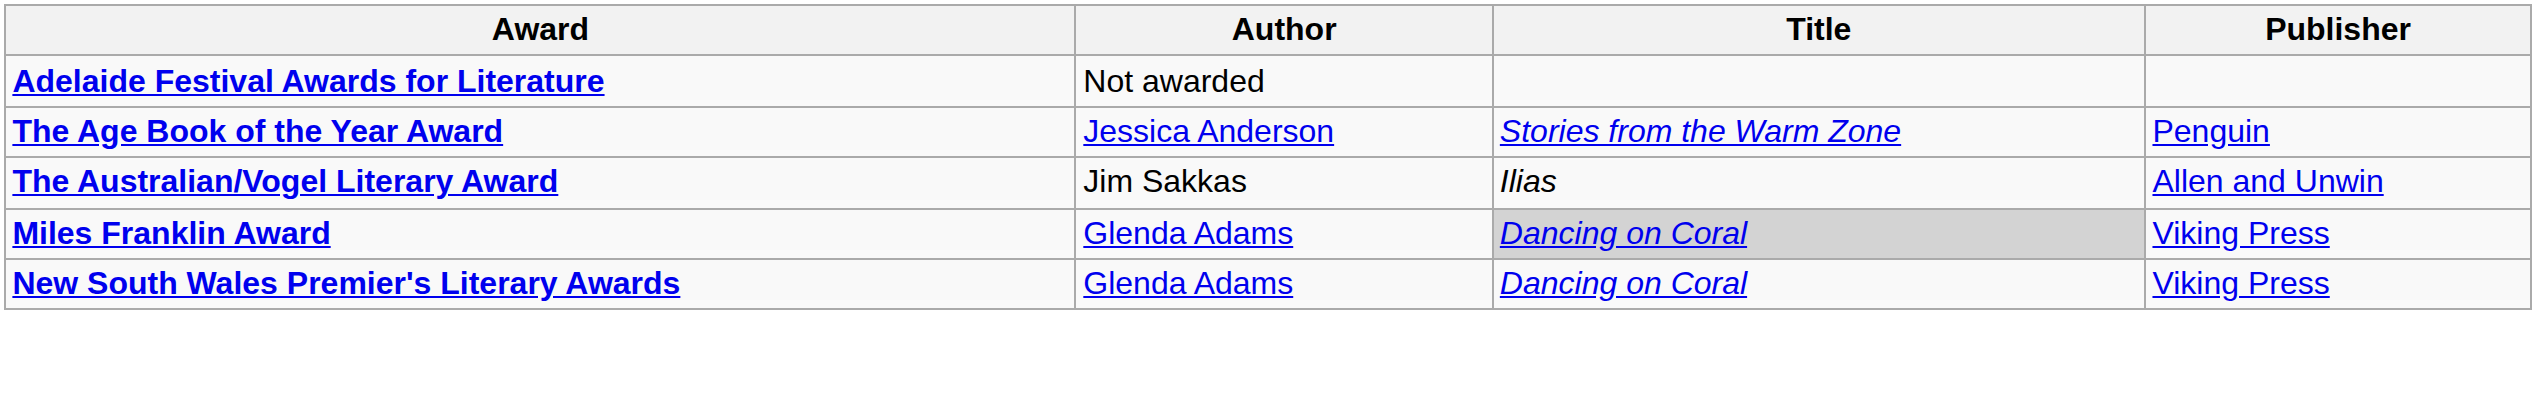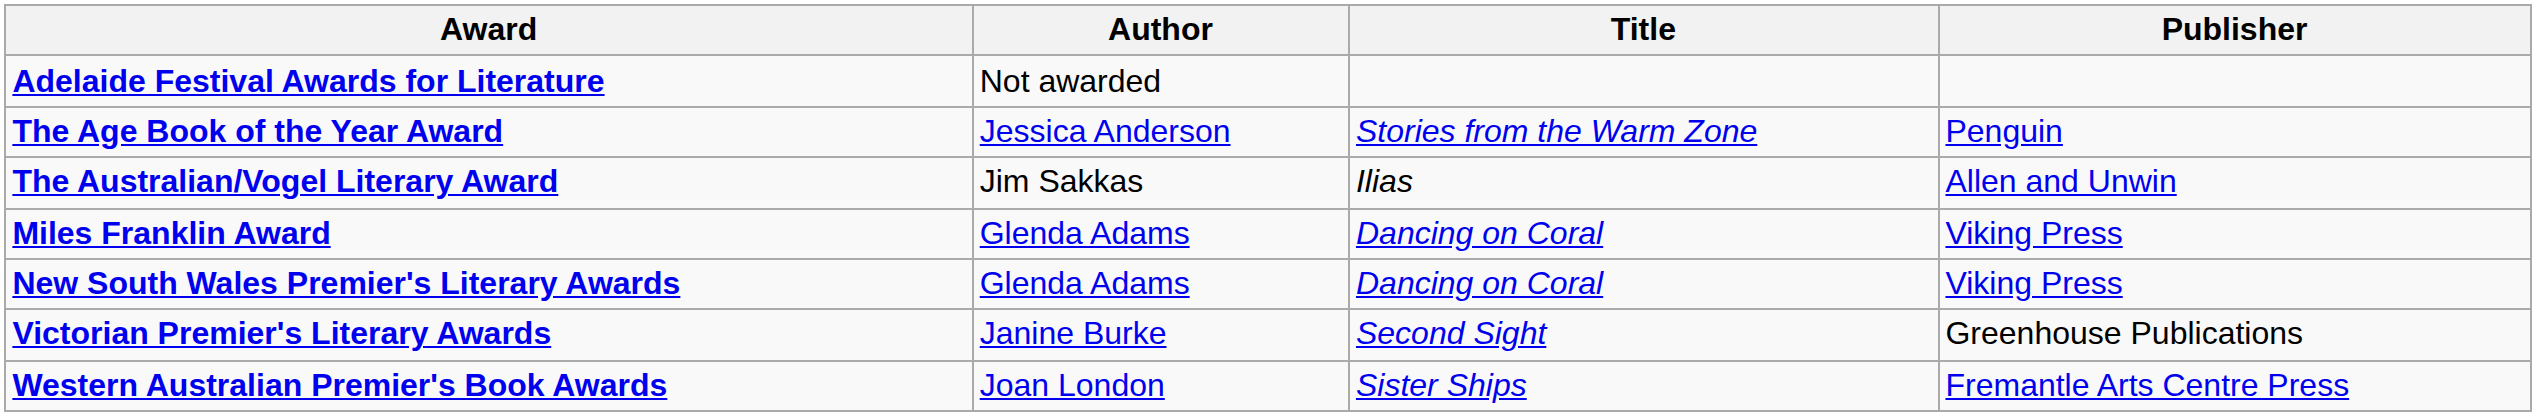(1623, 232) lightgrey background -> (1480, 232) no background
+ row: (282, 334)
+ row: (340, 385)
